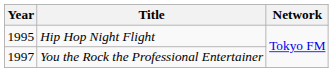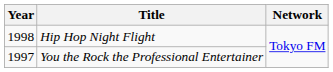(21, 36) 1995 -> (21, 36) 1998
